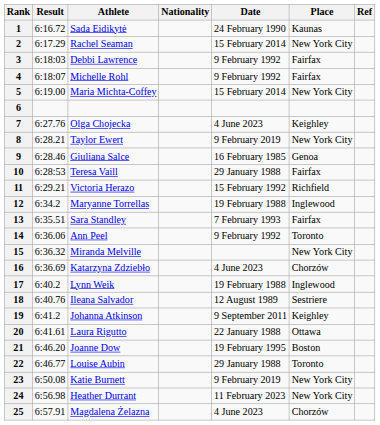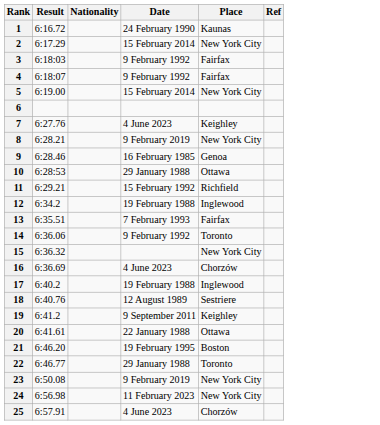- column: (113, 12)
(306, 172) Fairfax -> (215, 172) Ottawa
